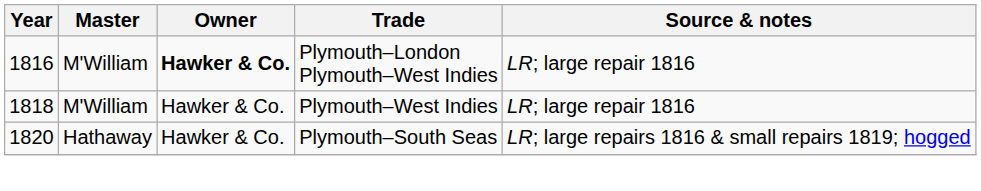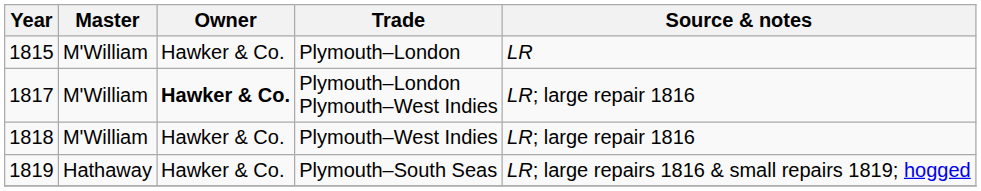+ row: (380, 52)
(31, 63) 1816 -> (31, 95) 1817
(31, 138) 1820 -> (31, 169) 1819
